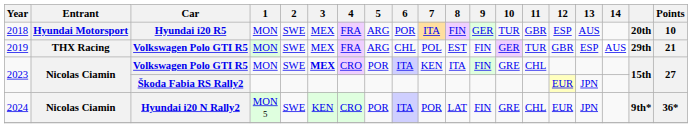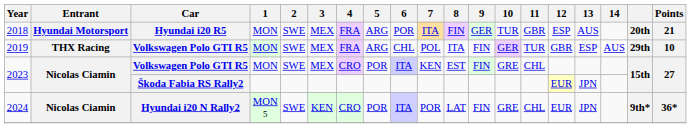(670, 31) 10 -> (669, 31) 21
(457, 48) EST -> (456, 48) ITA
(670, 48) 21 -> (669, 48) 10
(323, 66) bold -> (322, 66) normal
(457, 66) ITA -> (456, 66) EST
